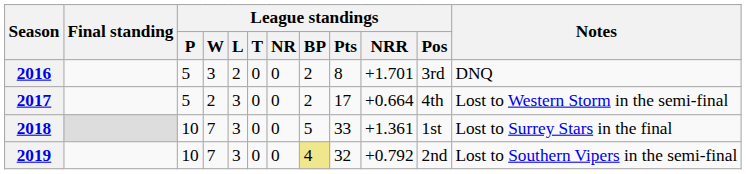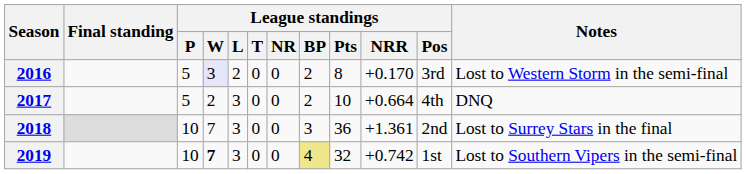(211, 73) no background -> (211, 73) lavender background
(389, 73) +1.701 -> (389, 73) +0.170
(474, 73) DNQ -> (592, 73) Lost to Western Storm in the semi-final
(343, 100) 17 -> (343, 100) 10
(592, 100) Lost to Western Storm in the semi-final -> (474, 100) DNQ
(308, 127) 5 -> (308, 127) 3
(343, 127) 33 -> (343, 127) 36
(432, 127) 1st -> (434, 127) 2nd
(211, 155) normal -> (211, 155) bold
(389, 155) +0.792 -> (389, 155) +0.742
(434, 155) 2nd -> (432, 155) 1st
